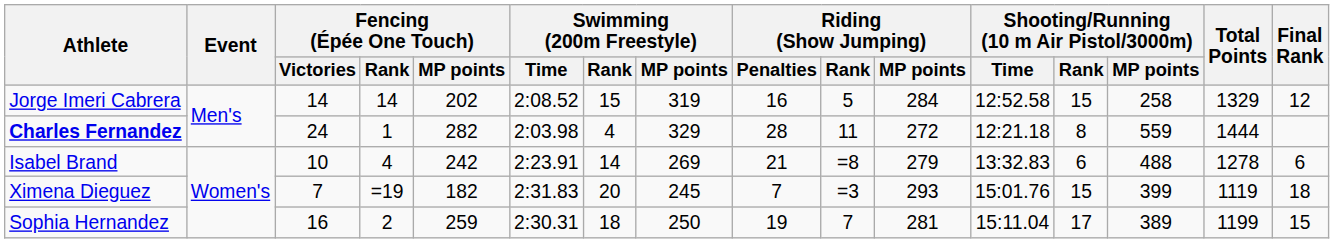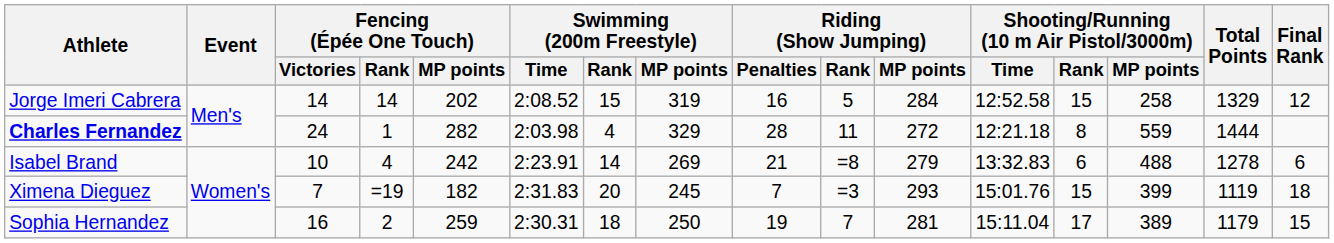(1238, 223) 1199 -> (1238, 223) 1179
